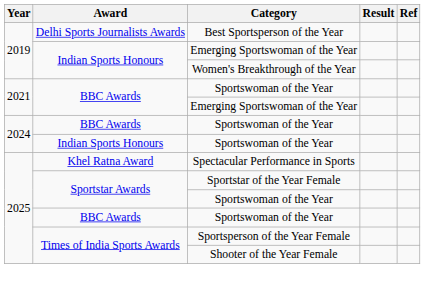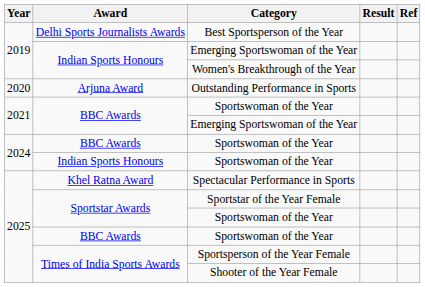+ row: (110, 87)
